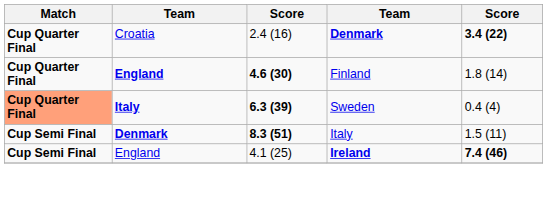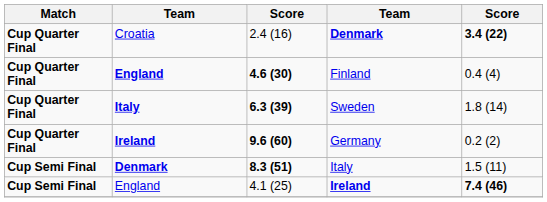(486, 74) 1.8 (14) -> (483, 74) 0.4 (4)
(43, 107) lightsalmon background -> (43, 107) no background
(483, 107) 0.4 (4) -> (486, 107) 1.8 (14)
+ row: (355, 140)
